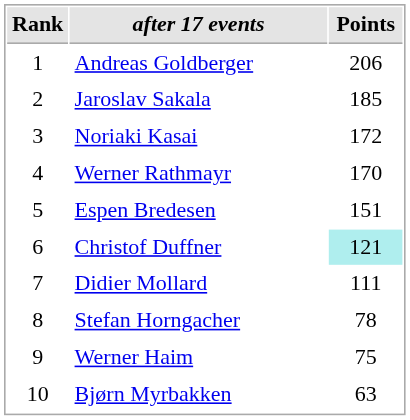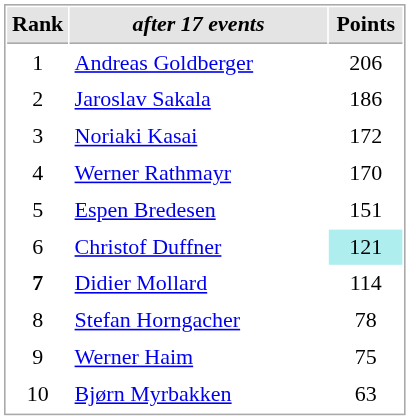(366, 99) 185 -> (366, 99) 186
(38, 283) normal -> (38, 283) bold
(366, 283) 111 -> (366, 283) 114
